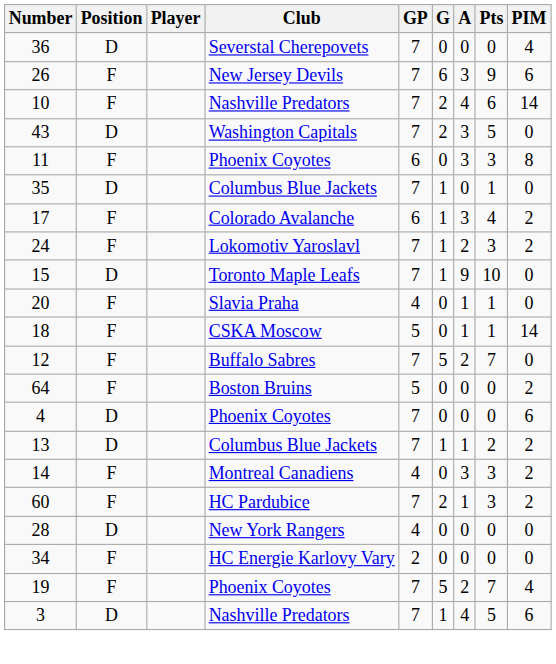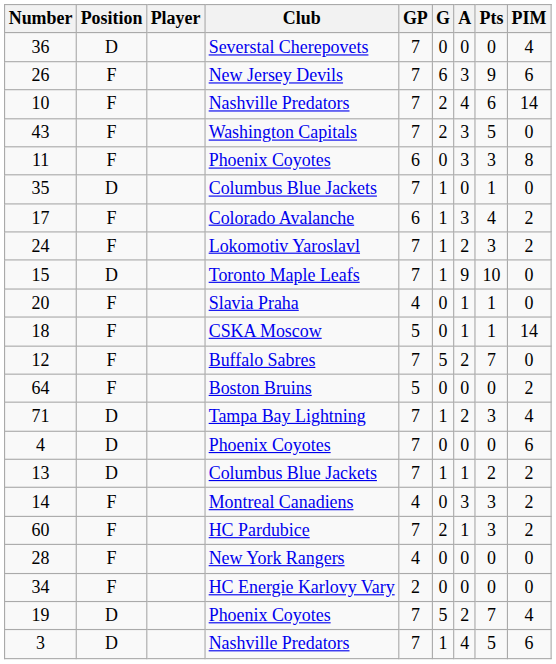(112, 132) D -> (112, 132) F
+ row: (41, 416)
(112, 530) D -> (112, 558) F
(112, 587) F -> (112, 615) D
